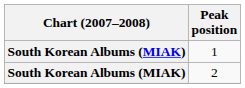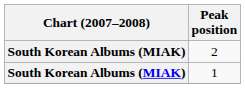rows swapped: (214, 72) <-> (214, 51)
